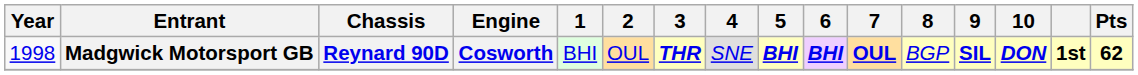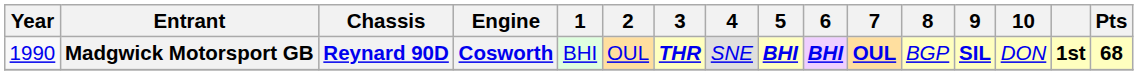(32, 53) 1998 -> (32, 53) 1990
(1023, 53) bold -> (1023, 53) normal
(1111, 53) 62 -> (1111, 53) 68
